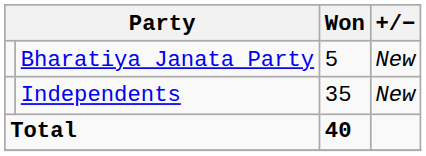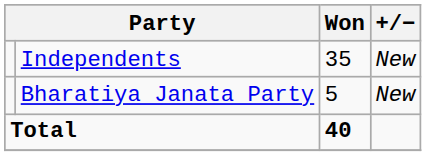rows swapped: (167, 59) <-> (101, 95)
